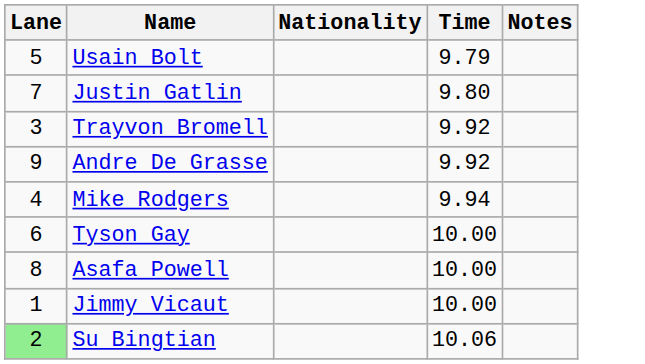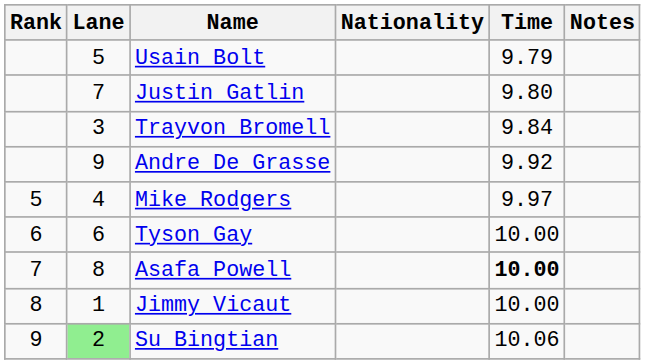+ column: (36, 23)
(464, 129) 9.92 -> (527, 129) 9.84
(464, 199) 9.94 -> (527, 199) 9.97
(464, 270) normal -> (527, 270) bold
